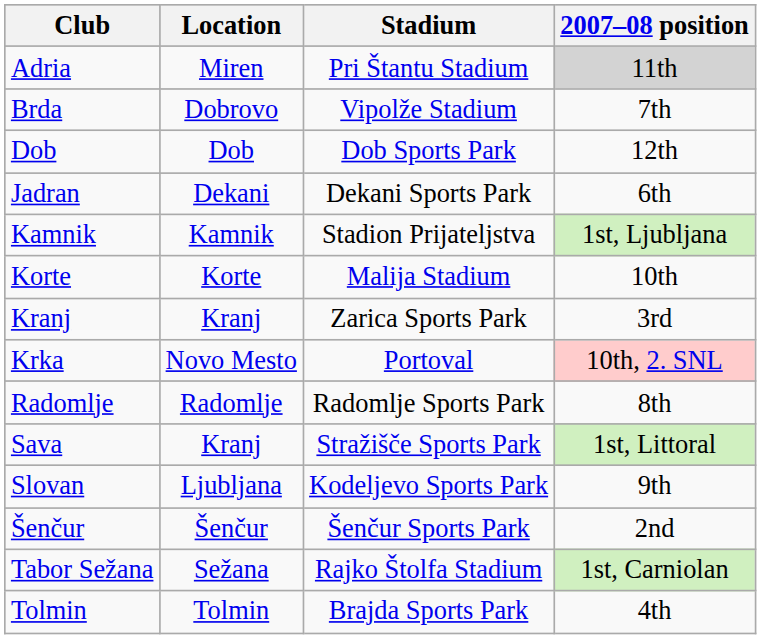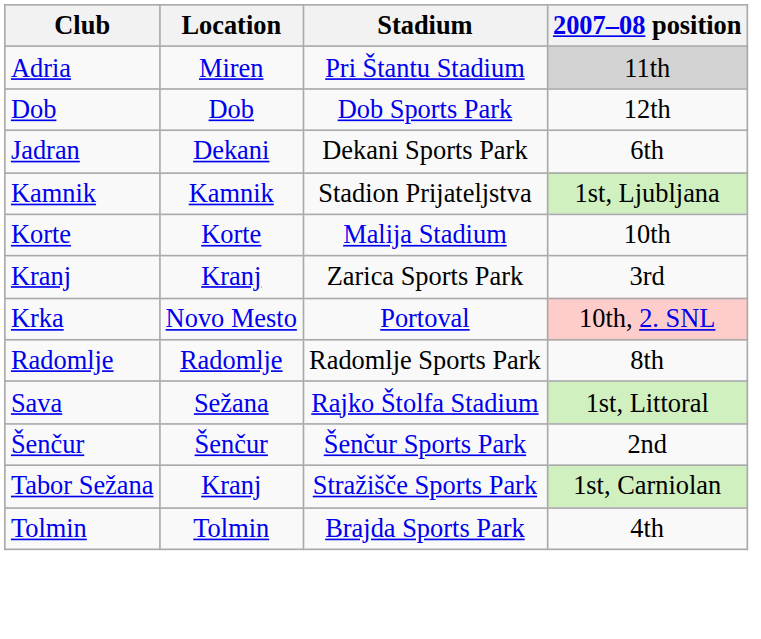- row: (37, 109)
(231, 444) Kranj -> (231, 402) Sežana
(429, 444) Stražišče Sports Park -> (425, 402) Rajko Štolfa Stadium
- row: (48, 485)
(231, 569) Sežana -> (231, 485) Kranj
(429, 569) Rajko Štolfa Stadium -> (425, 485) Stražišče Sports Park
